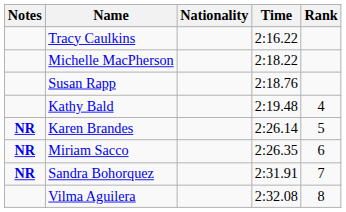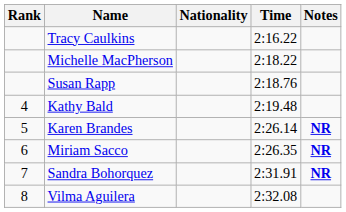columns swapped: (321, 15) <-> (25, 15)
